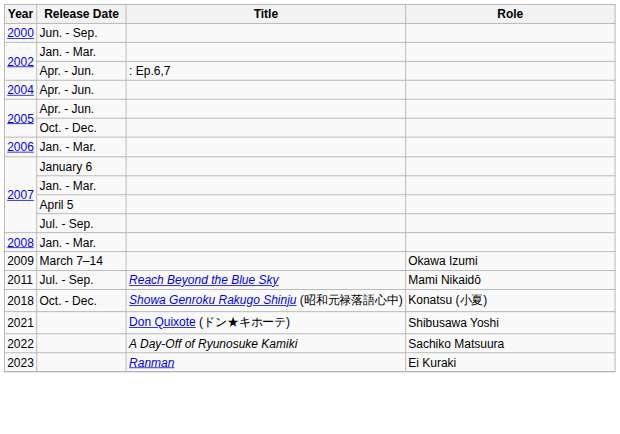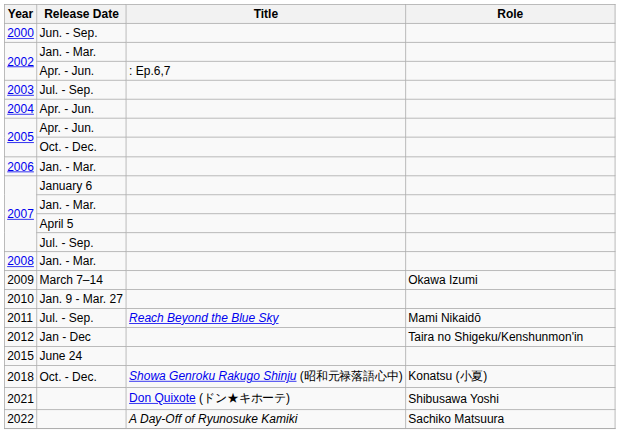+ row: (21, 90)
+ row: (21, 299)
+ row: (21, 337)
+ row: (21, 356)
- row: (21, 363)
